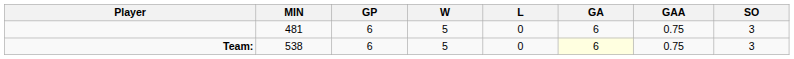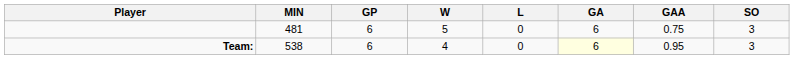(445, 46) 5 -> (445, 46) 4
(674, 46) 0.75 -> (674, 46) 0.95
